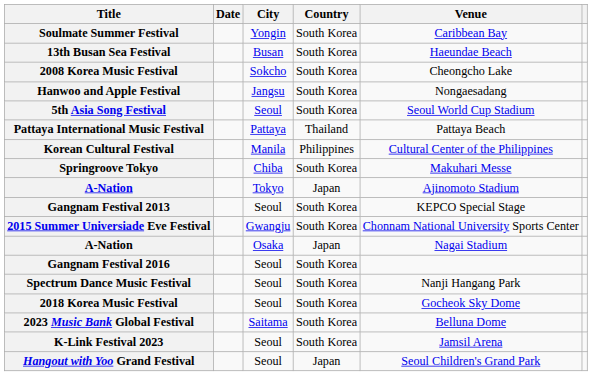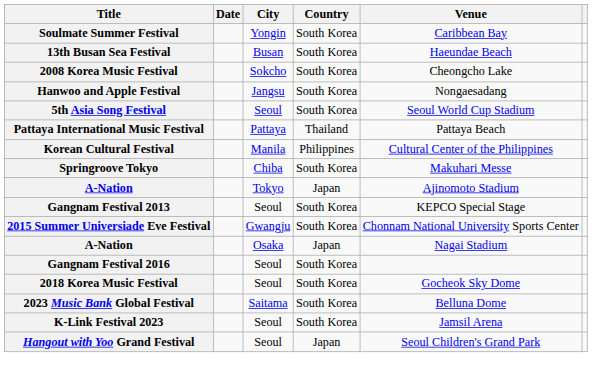- row: (109, 284)
